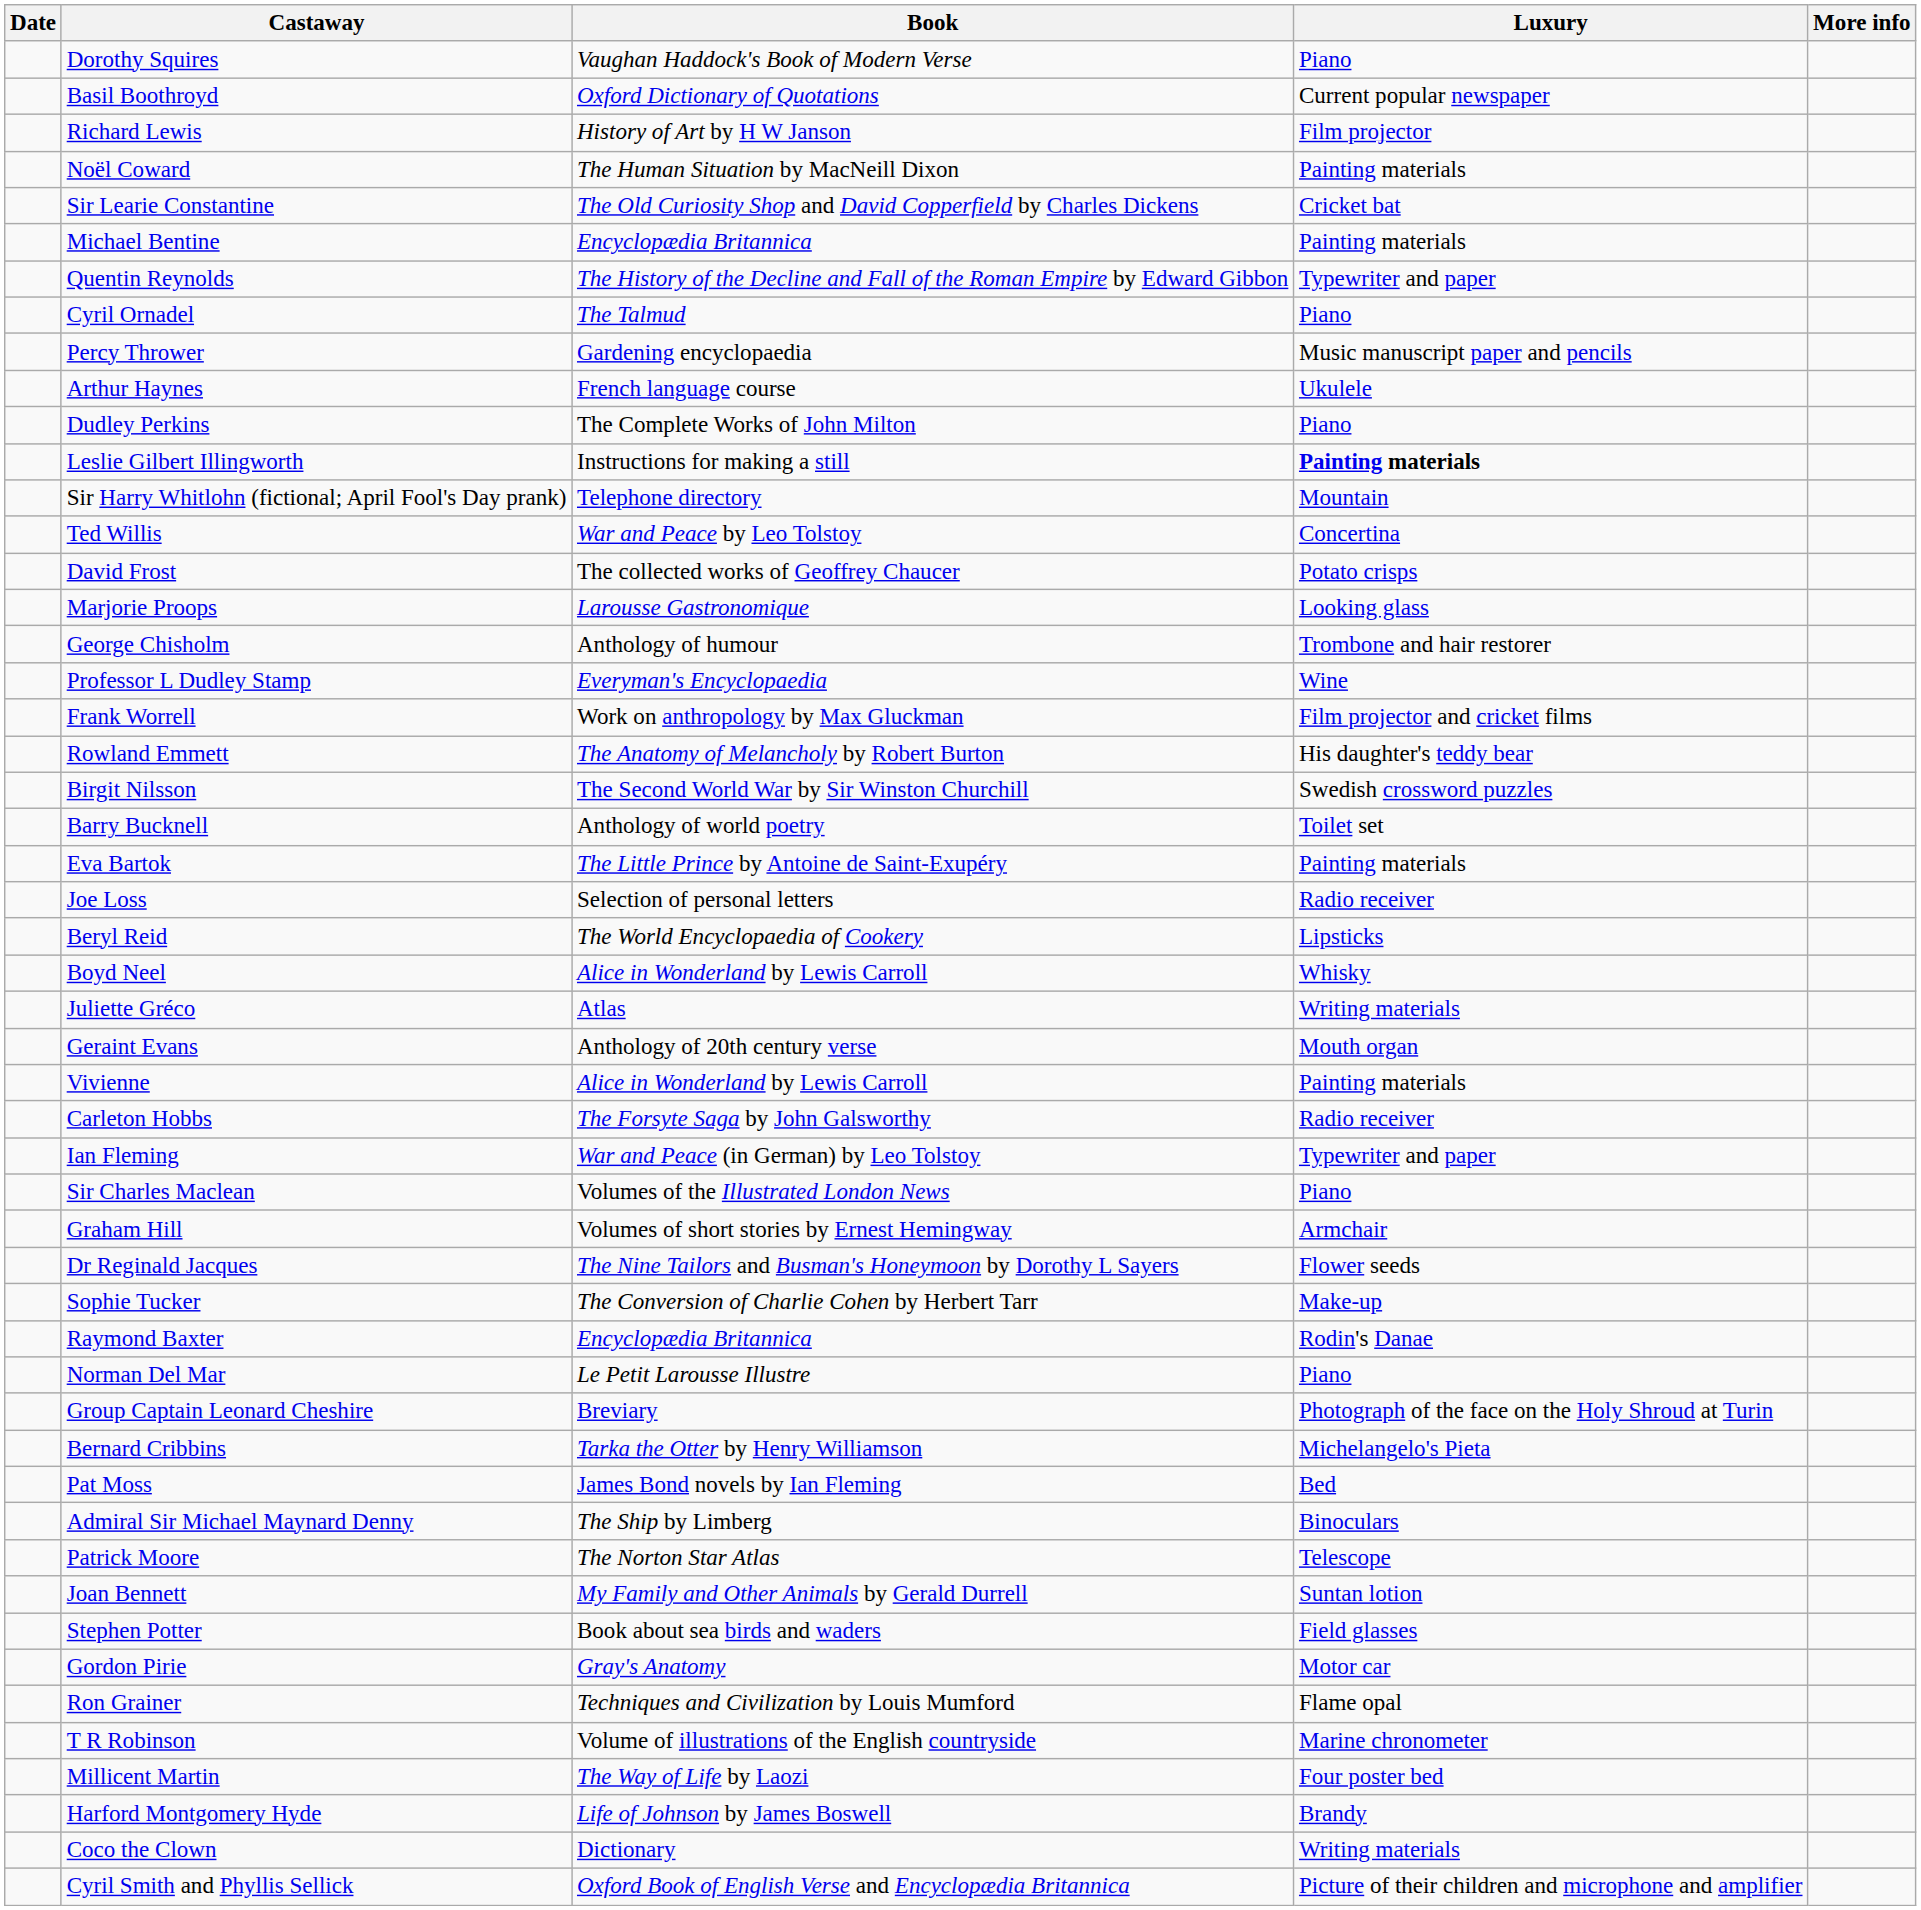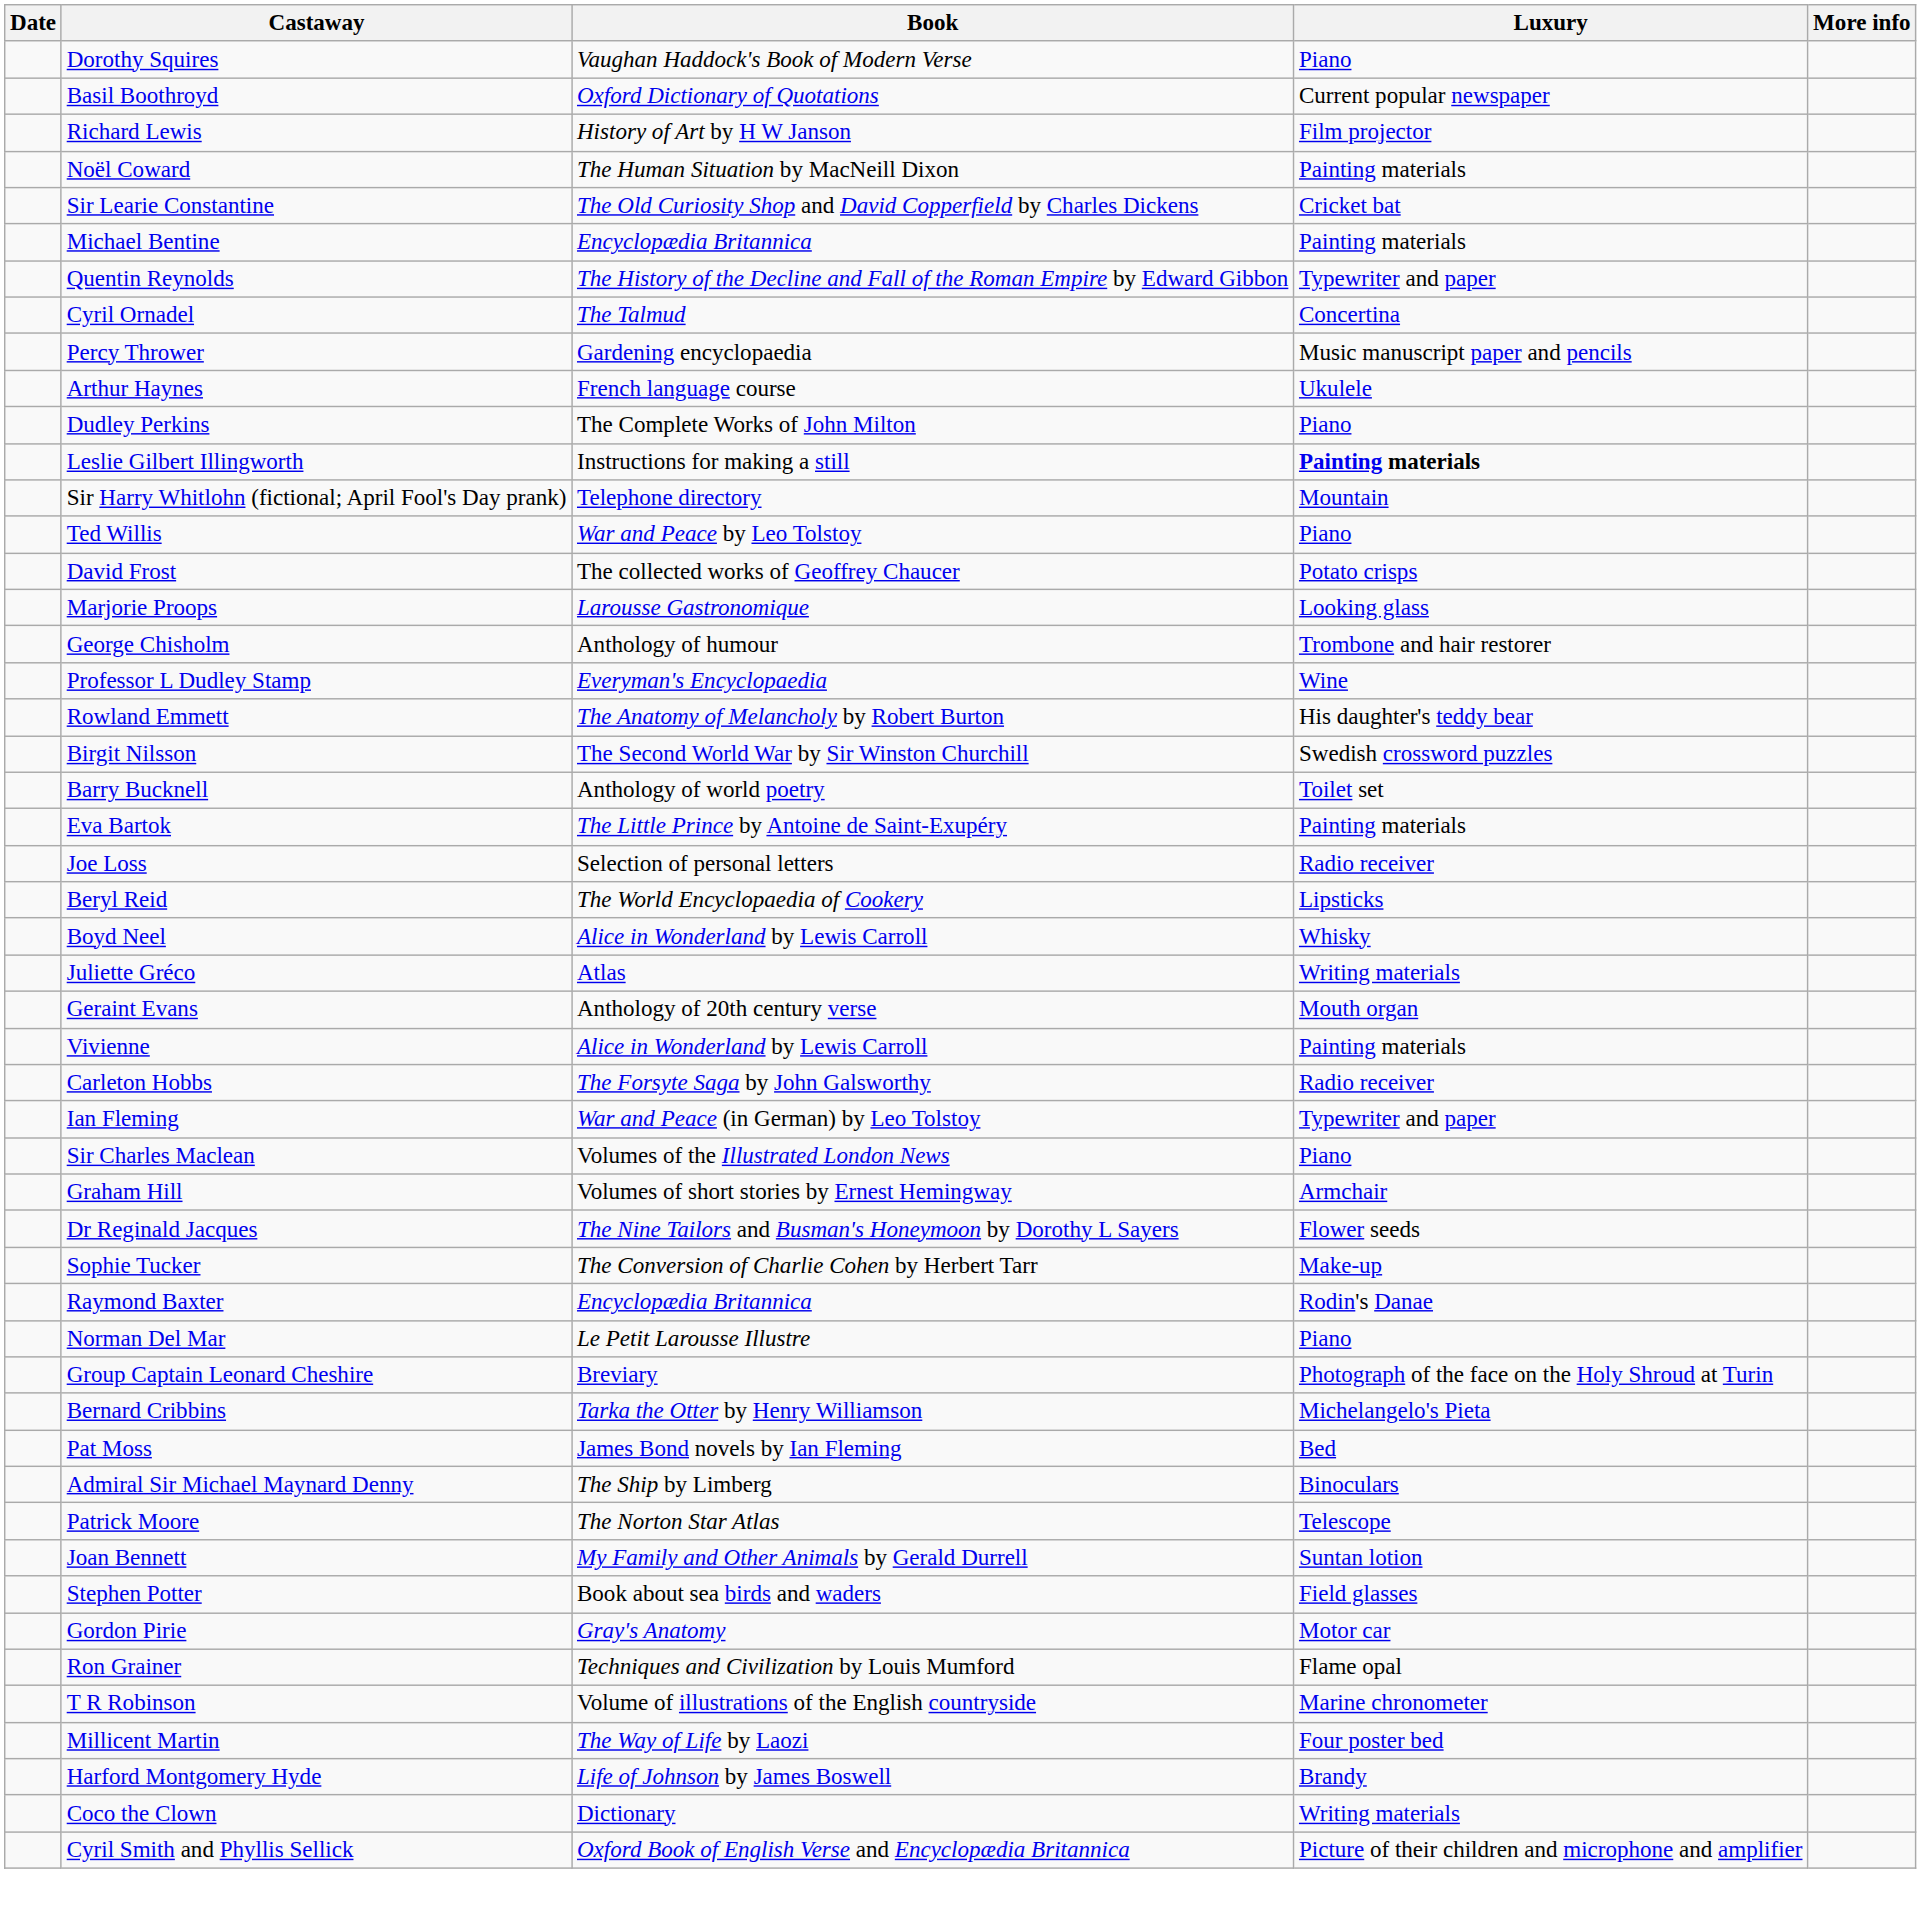(1325, 315) Piano -> (1350, 315) Concertina
(1350, 534) Concertina -> (1325, 534) Piano
- row: (131, 717)
